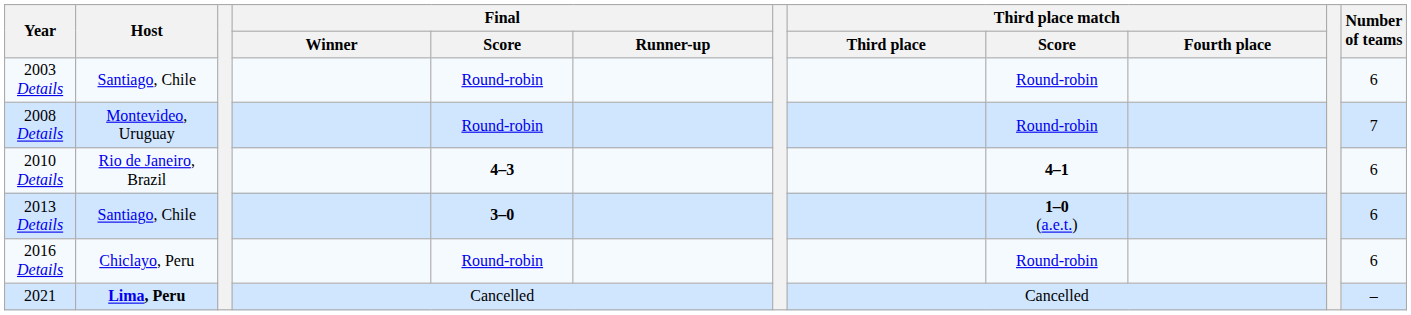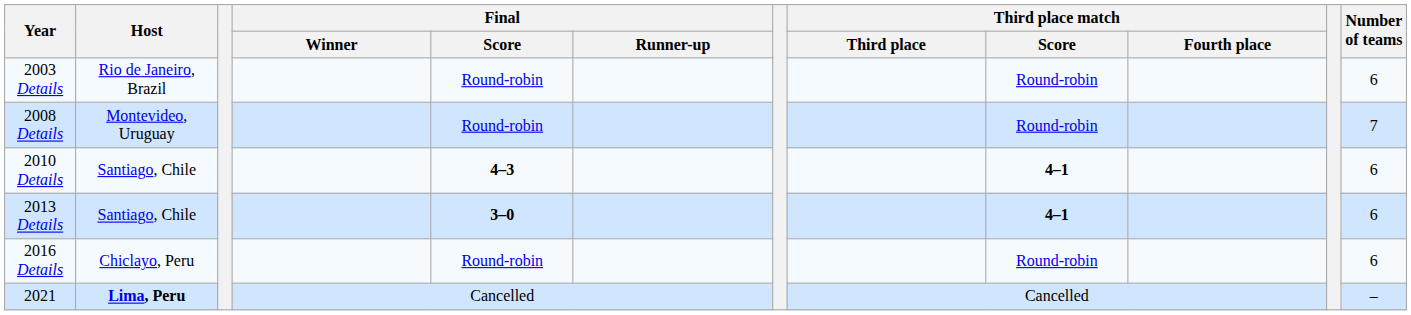(147, 80) Santiago, Chile -> (147, 80) Rio de Janeiro, Brazil
(147, 170) Rio de Janeiro, Brazil -> (147, 170) Santiago, Chile
(1057, 215) 1–0 (a.e.t.) -> (1057, 215) 4–1
